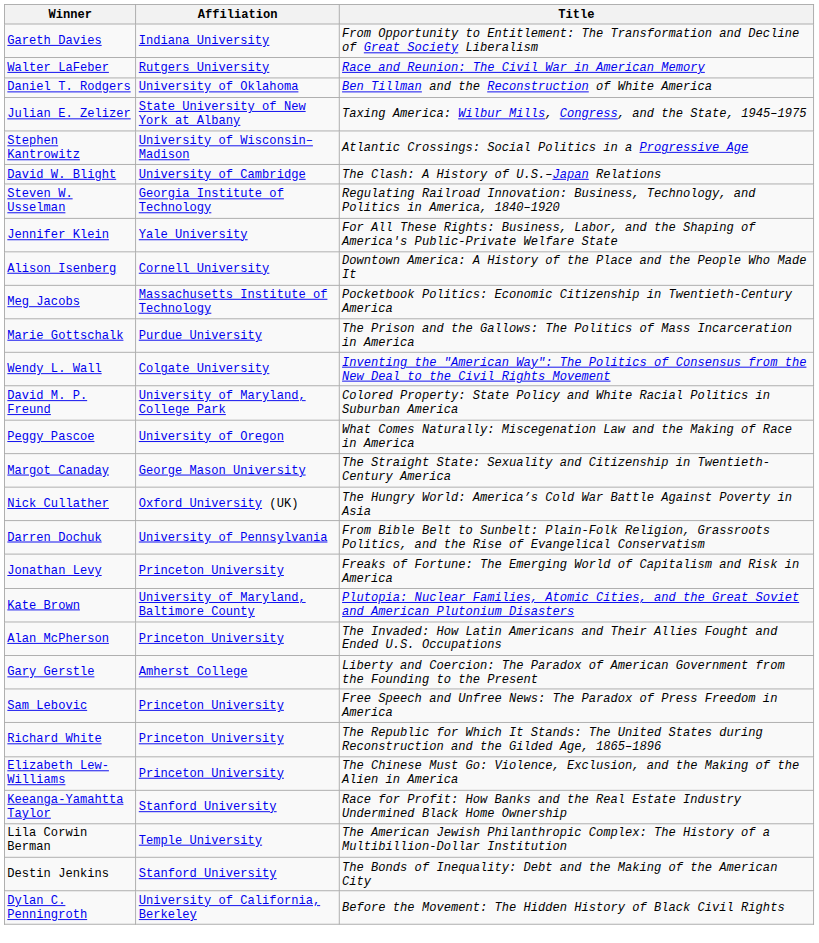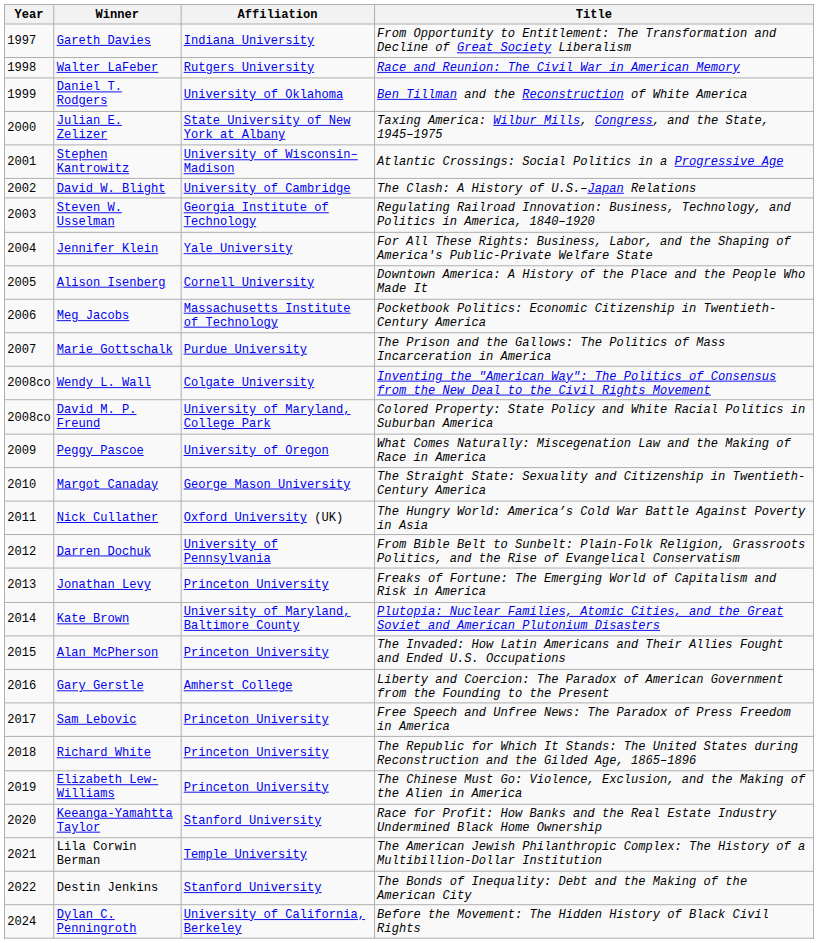+ column: (29, 14)
